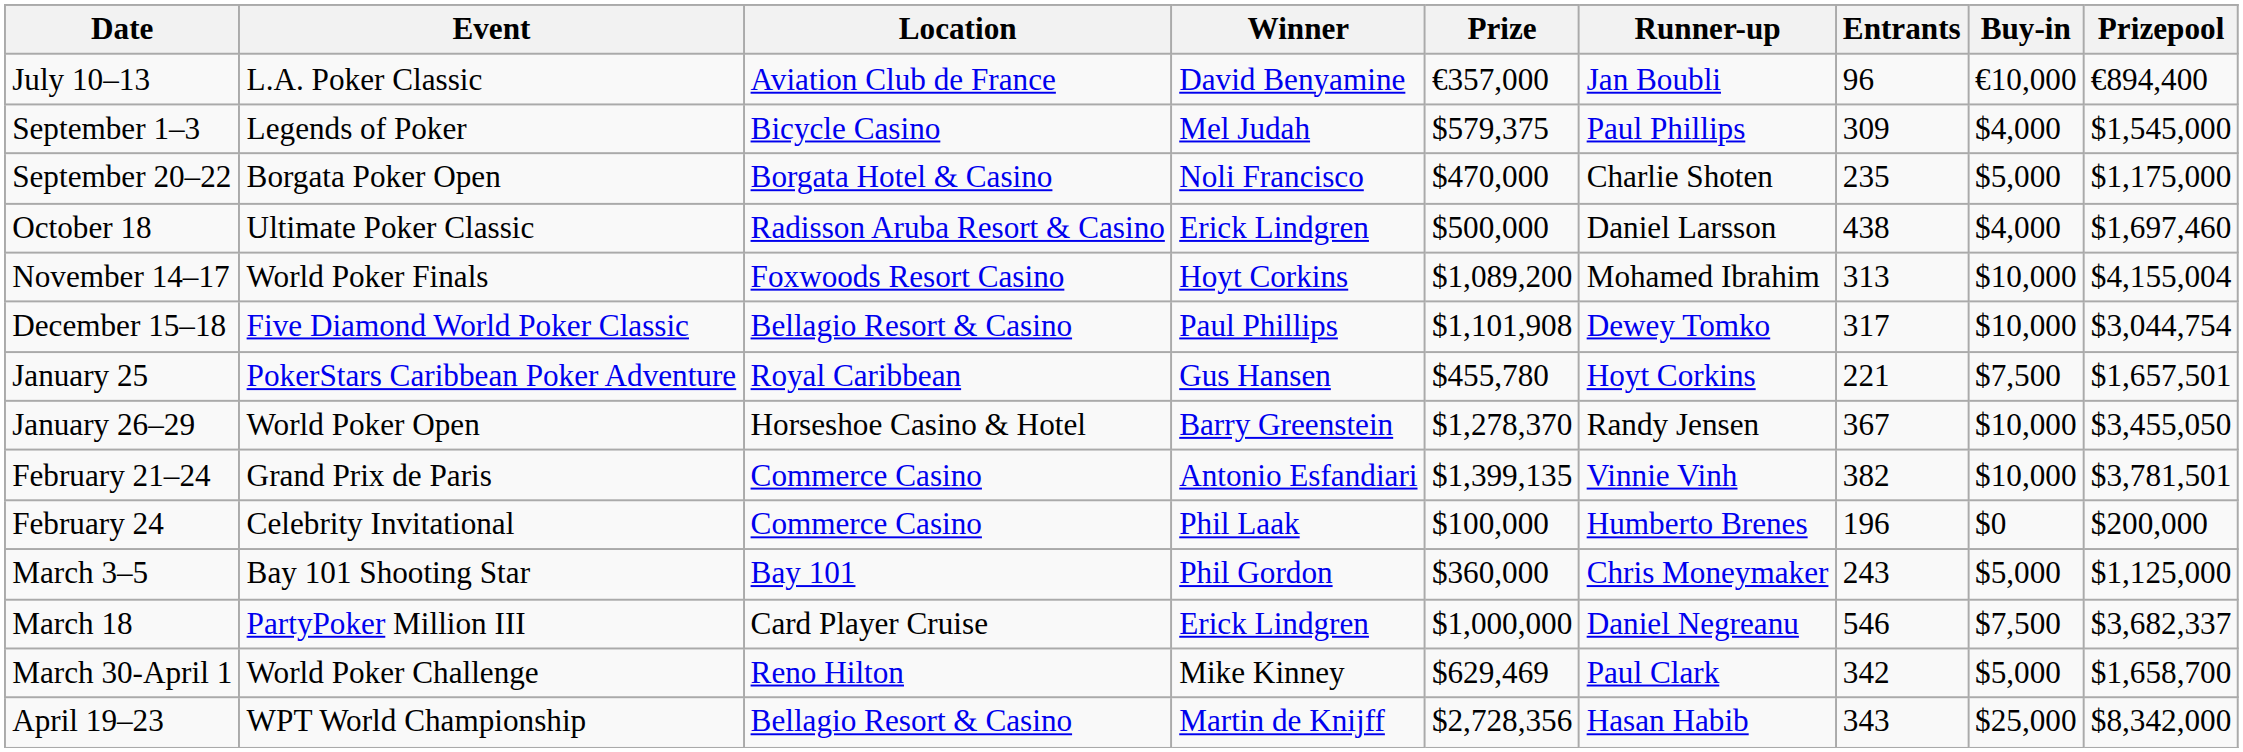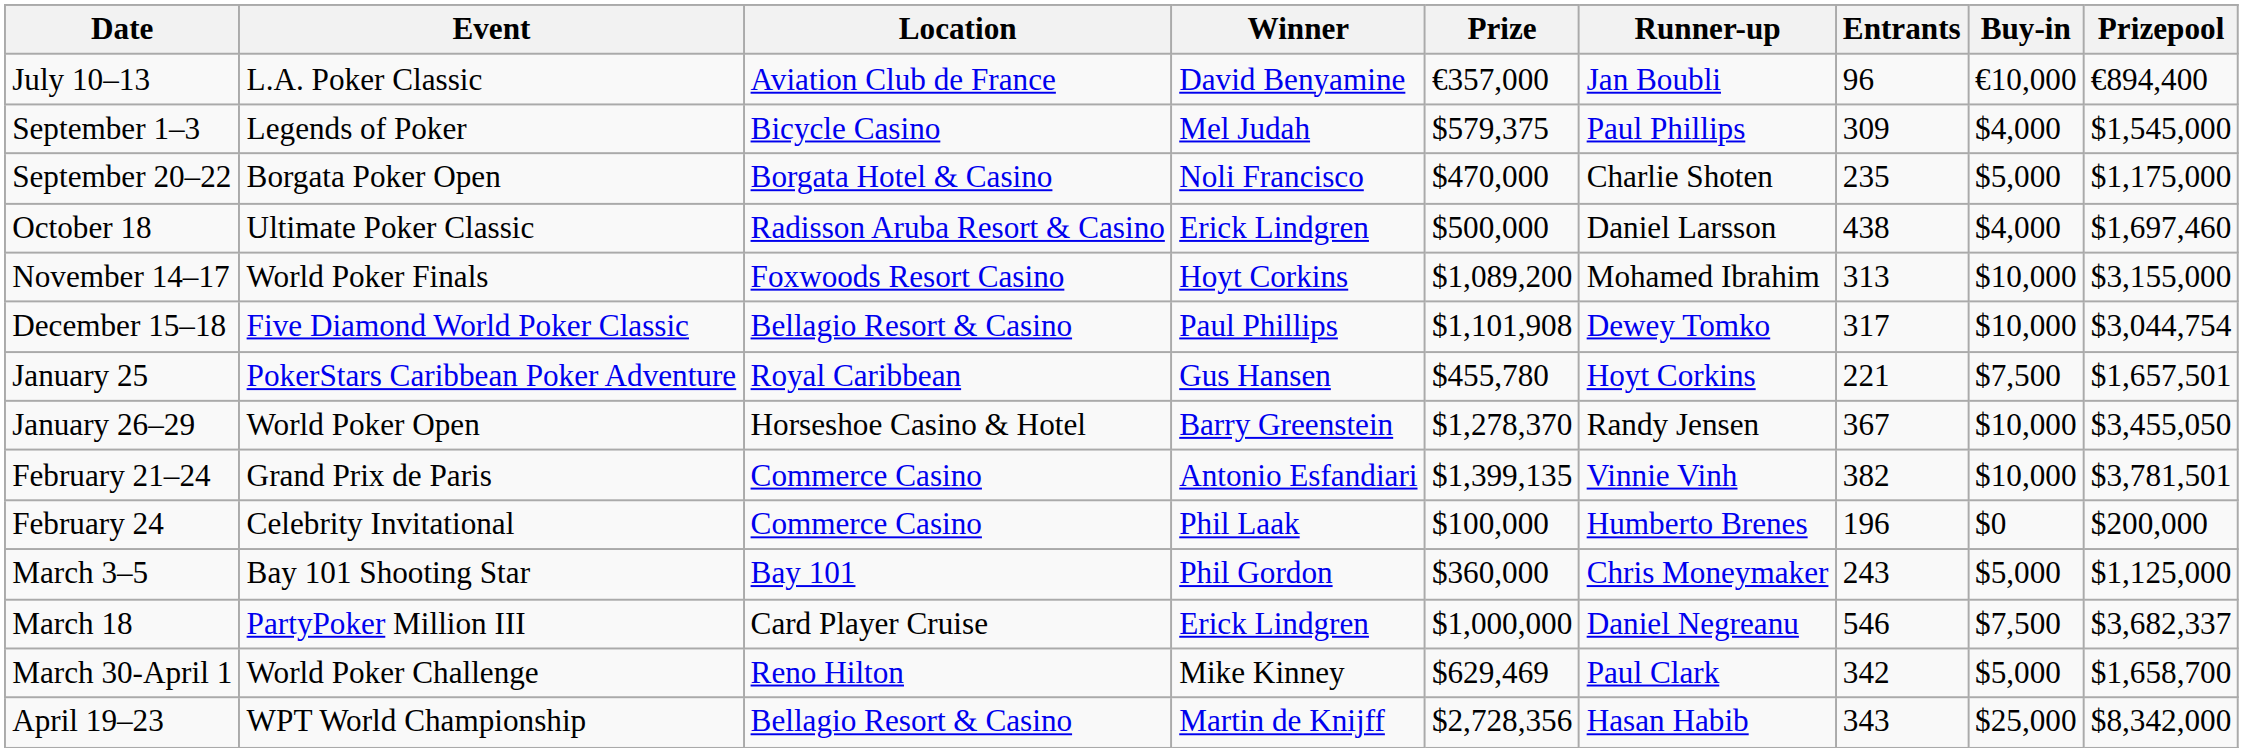(2161, 276) $4,155,004 -> (2161, 276) $3,155,000
